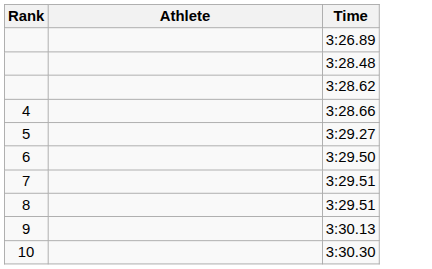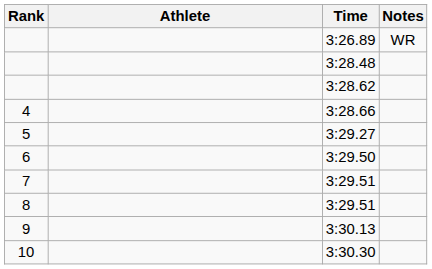+ column: (403, 16)
